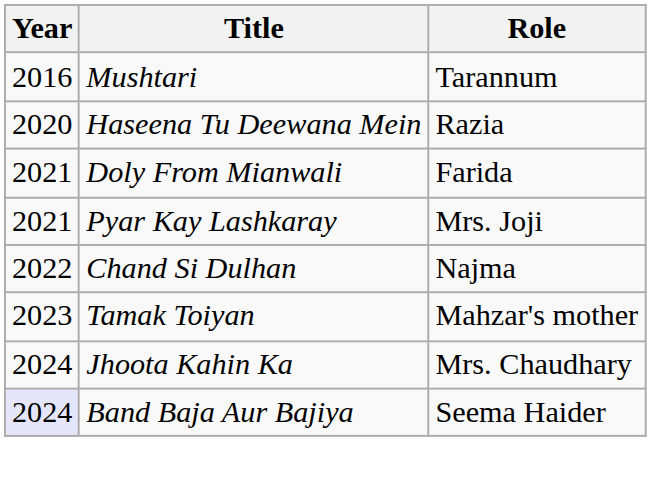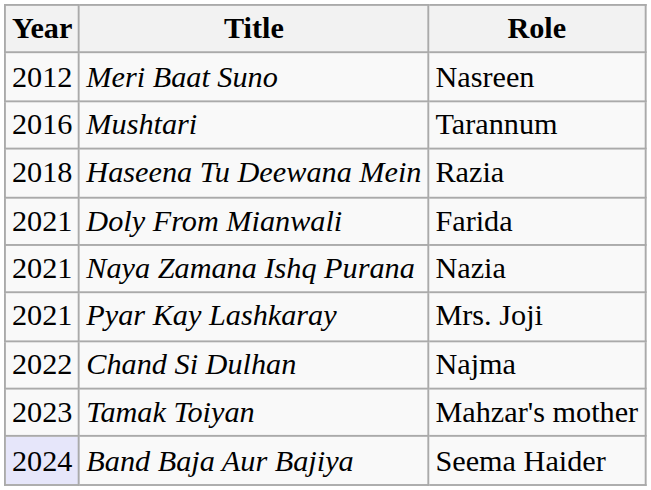+ row: (182, 76)
(42, 124) 2020 -> (42, 172) 2018
+ row: (251, 268)
- row: (190, 364)
